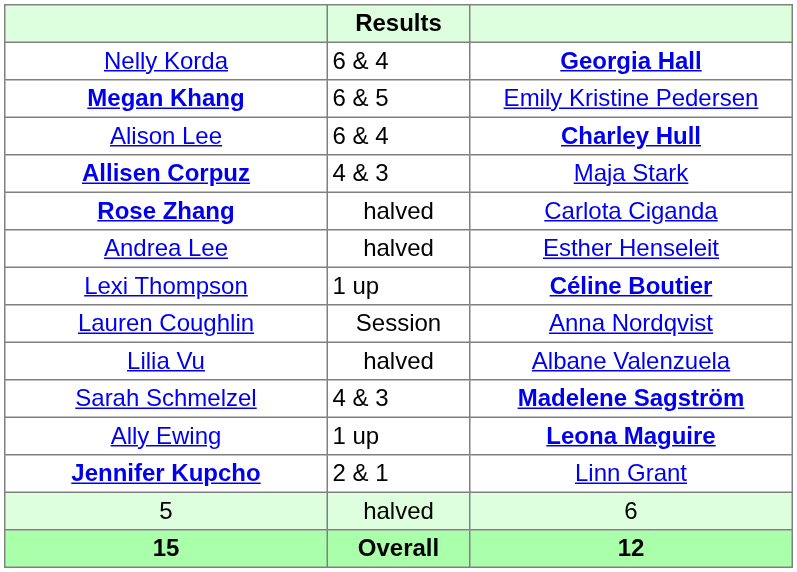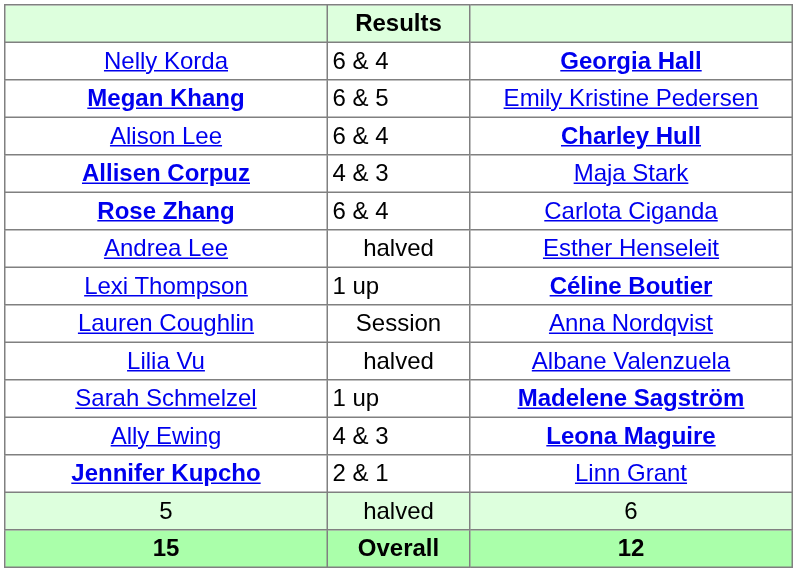(398, 210) halved -> (361, 210) 6 & 4
(361, 398) 4 & 3 -> (356, 398) 1 up
(356, 435) 1 up -> (361, 435) 4 & 3
